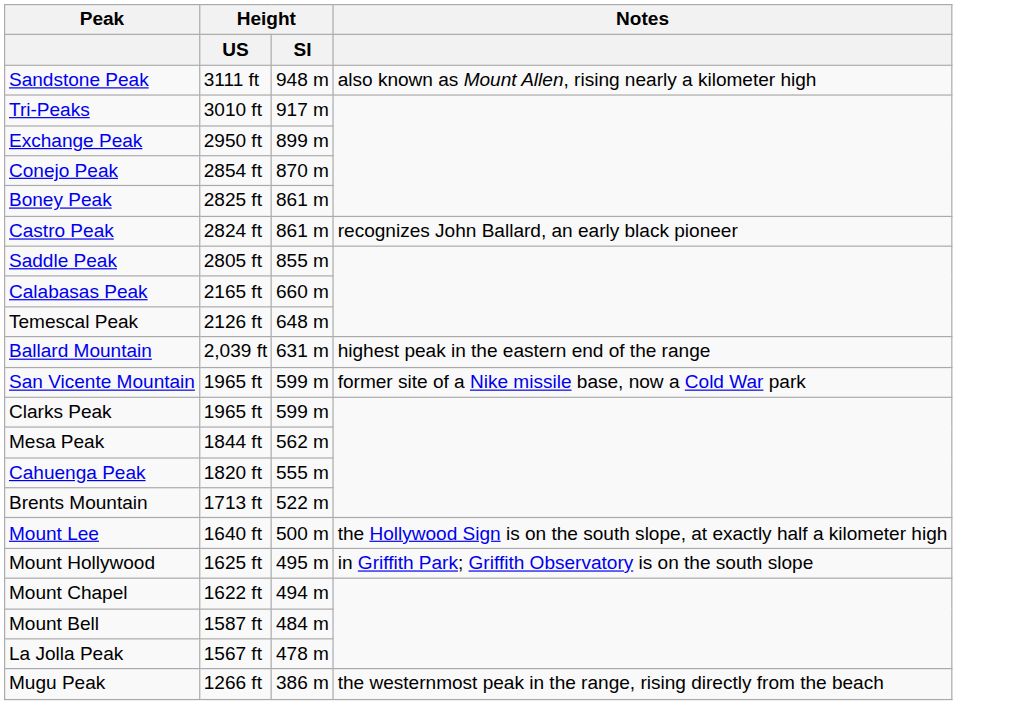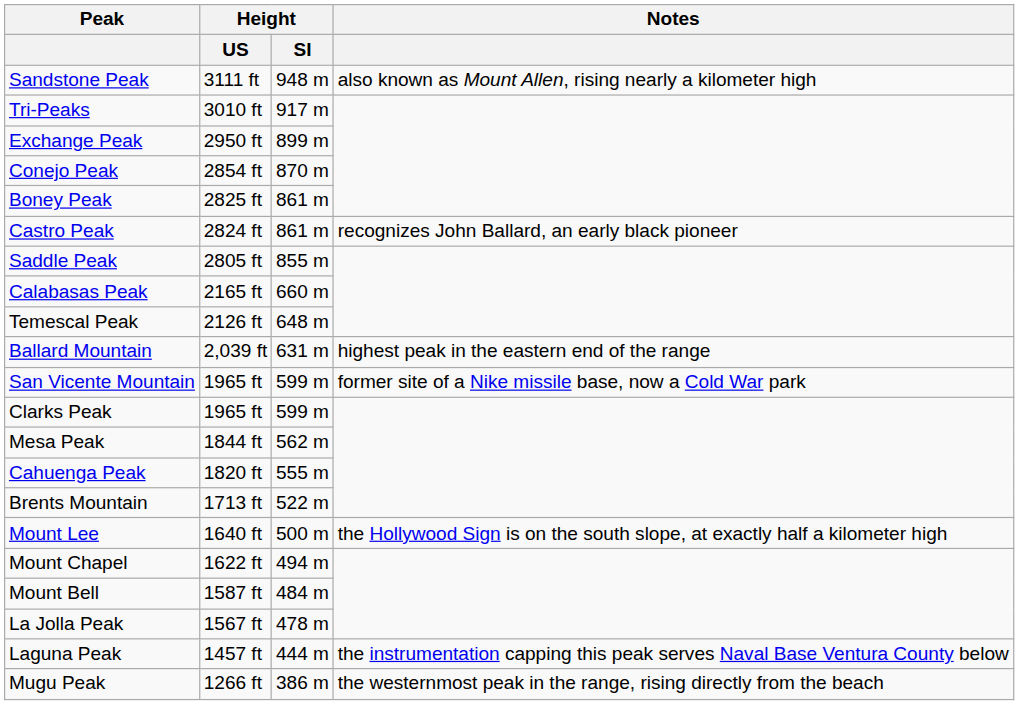- row: (82, 563)
+ row: (65, 653)
